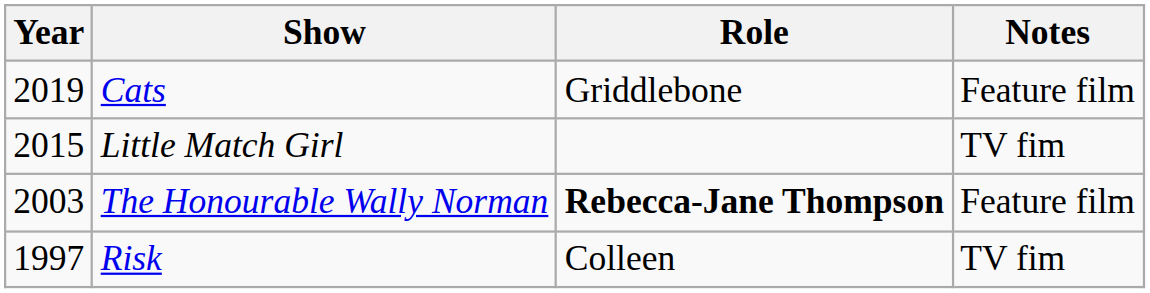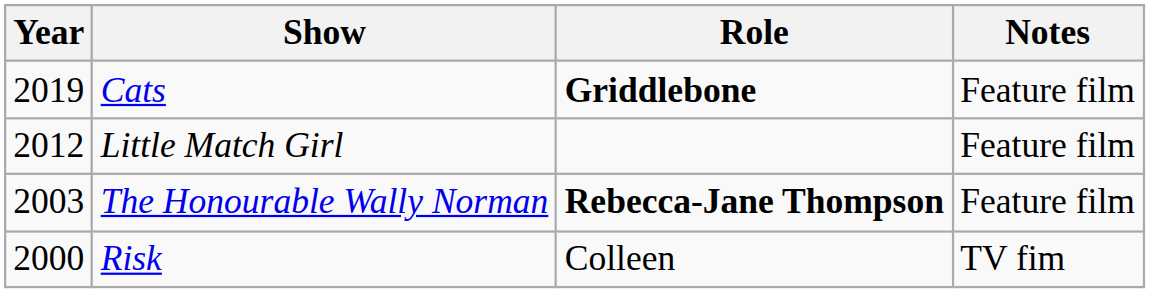(654, 88) normal -> (660, 88) bold
(49, 145) 2015 -> (49, 145) 2012
(1013, 145) TV fim -> (1048, 145) Feature film
(49, 257) 1997 -> (49, 257) 2000
